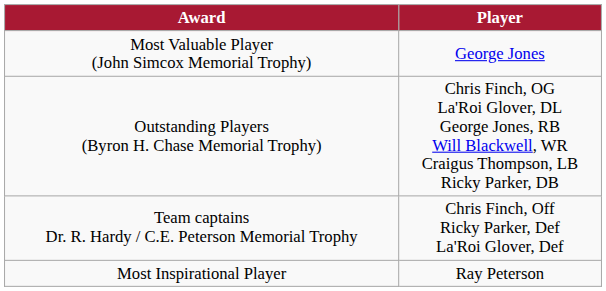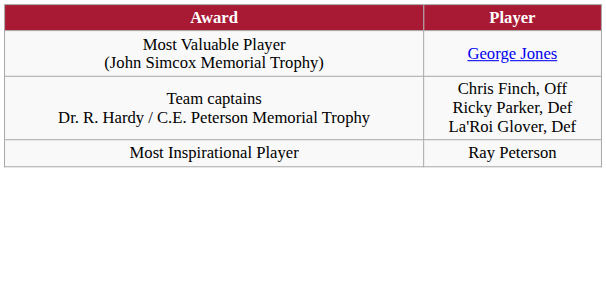- row: (202, 135)
